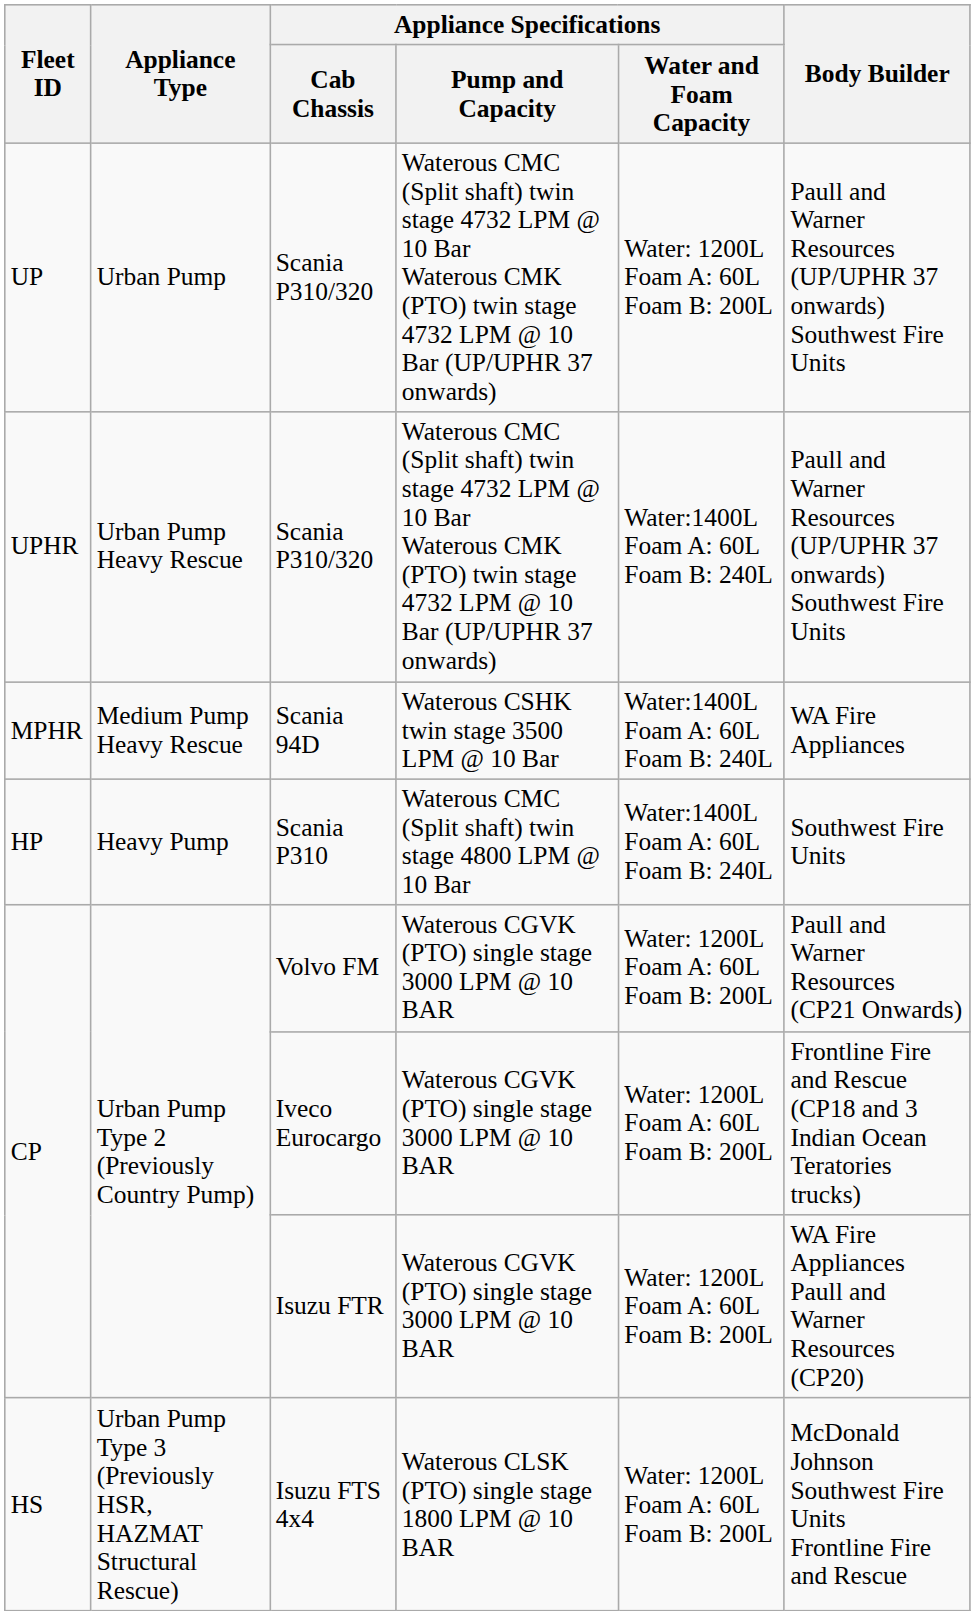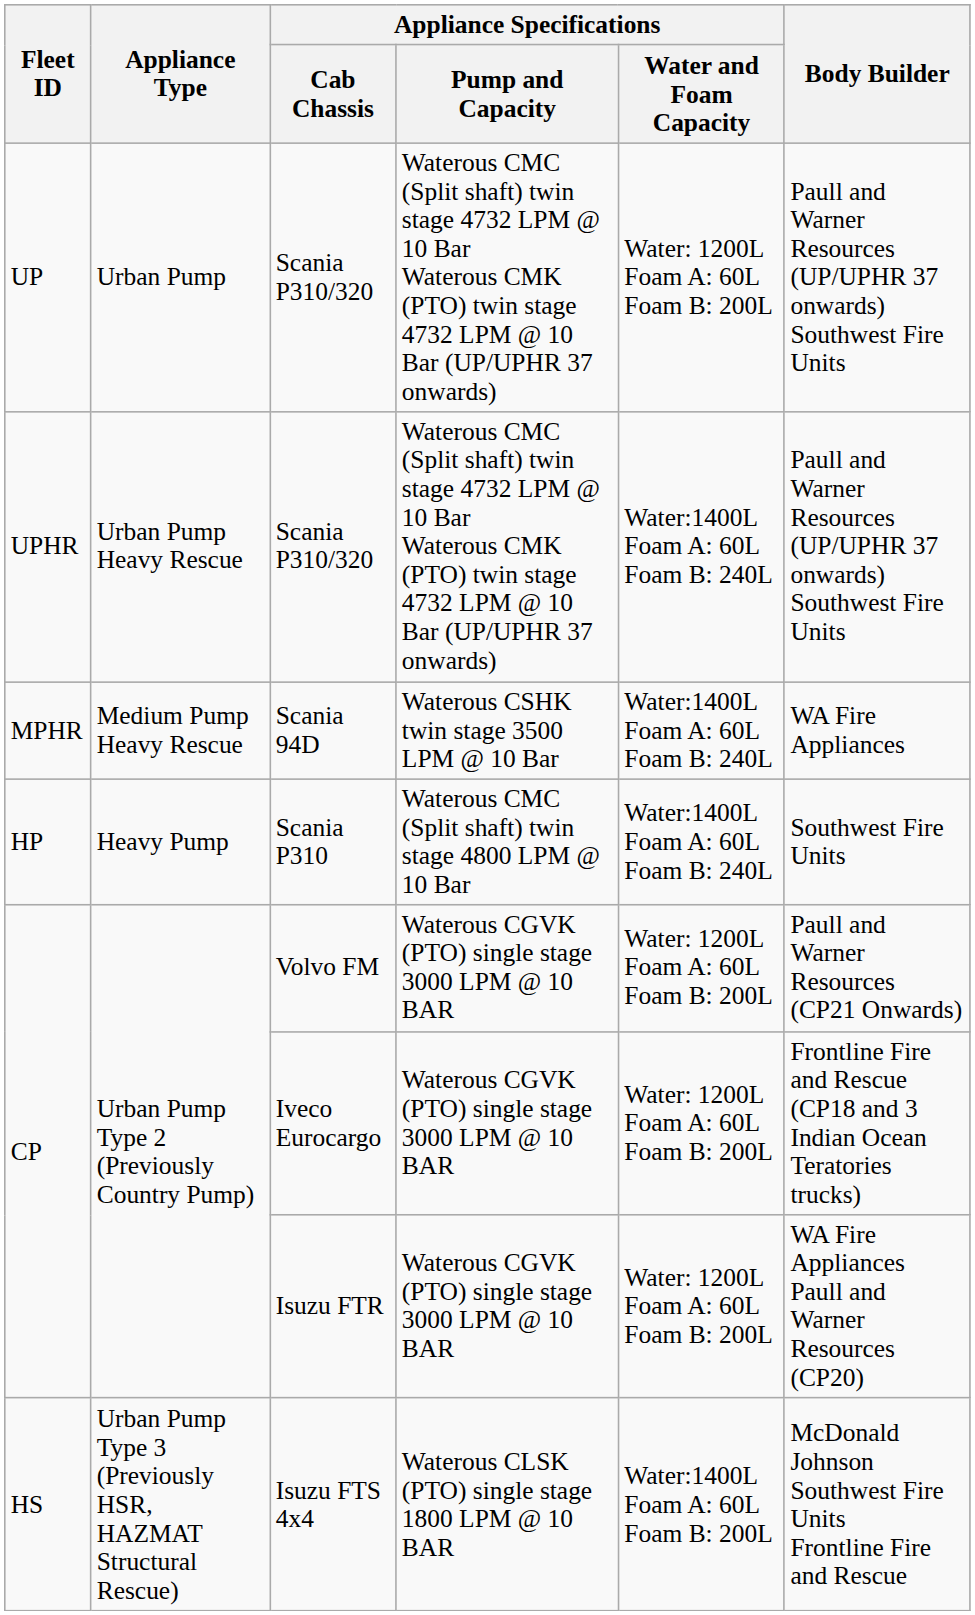(699, 1503) Water: 1200L Foam A: 60L Foam B: 200L -> (699, 1503) Water:1400L Foam A: 60L Foam B: 200L
